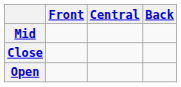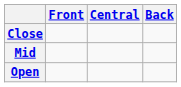rows swapped: (25, 53) <-> (25, 33)
